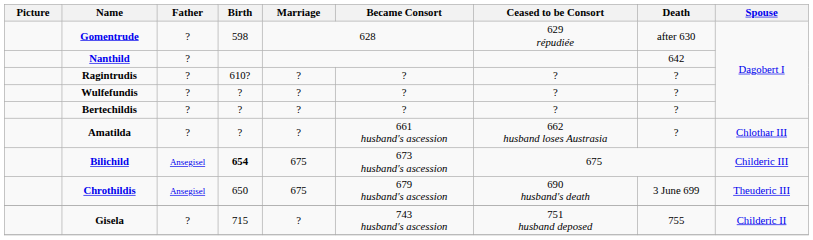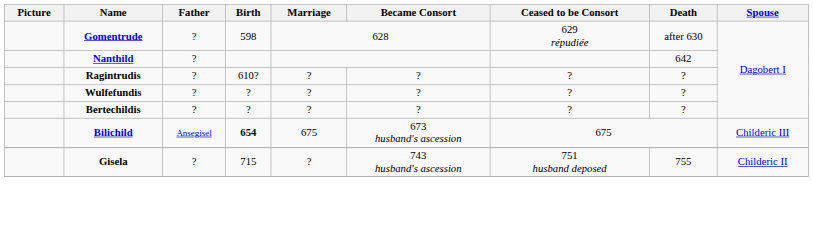- row: (110, 133)
- row: (109, 191)
